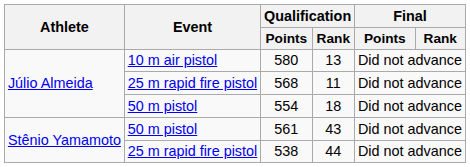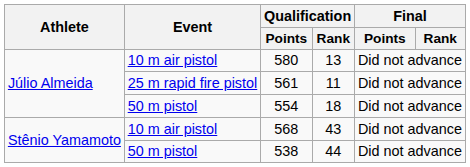(286, 83) 568 -> (286, 83) 561
(162, 129) 50 m pistol -> (172, 129) 10 m air pistol
(286, 129) 561 -> (286, 129) 568
(192, 151) 25 m rapid fire pistol -> (162, 151) 50 m pistol
